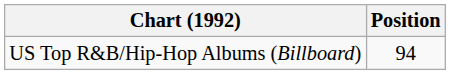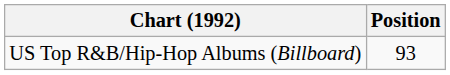(406, 52) 94 -> (406, 52) 93
